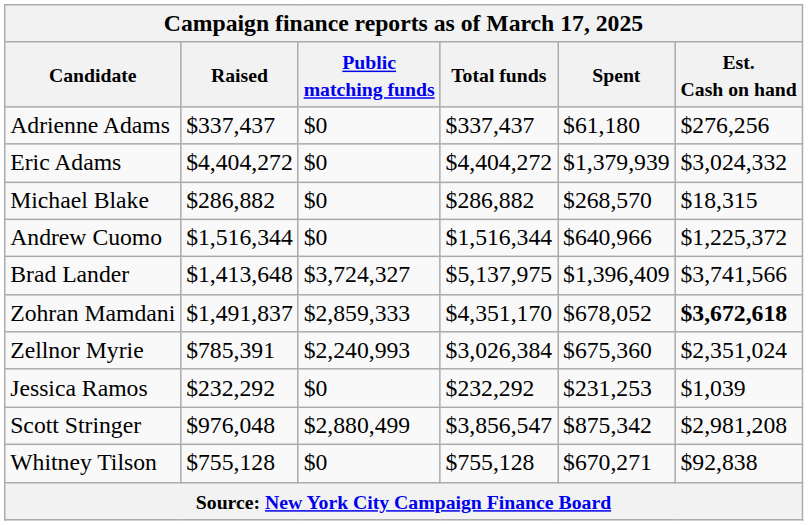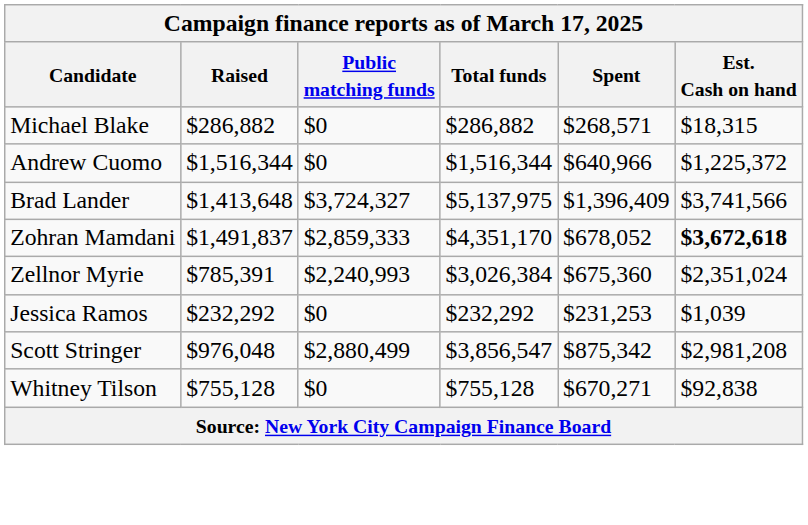- row: (90, 125)
- row: (66, 162)
(607, 200) $268,570 -> (607, 125) $268,571
